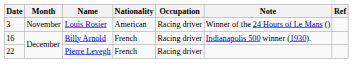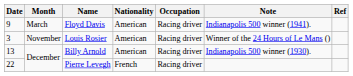+ row: (85, 24)
(10, 37) 16 -> (10, 51) 13
(126, 37) French -> (131, 51) American
